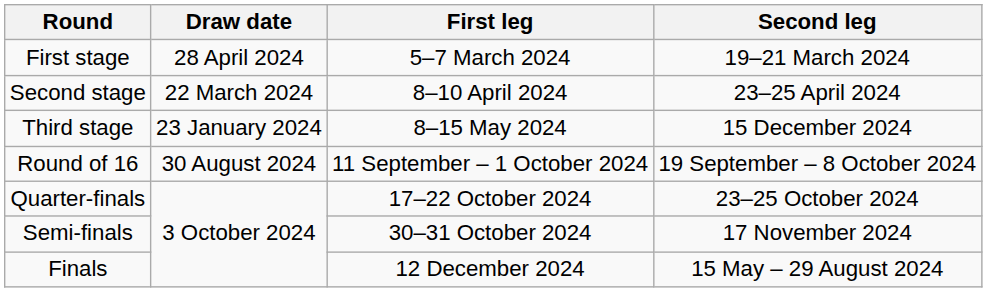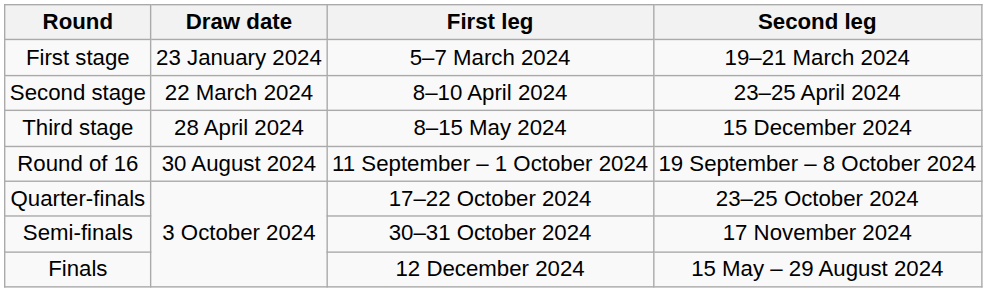(239, 57) 28 April 2024 -> (239, 57) 23 January 2024
(239, 127) 23 January 2024 -> (239, 127) 28 April 2024
